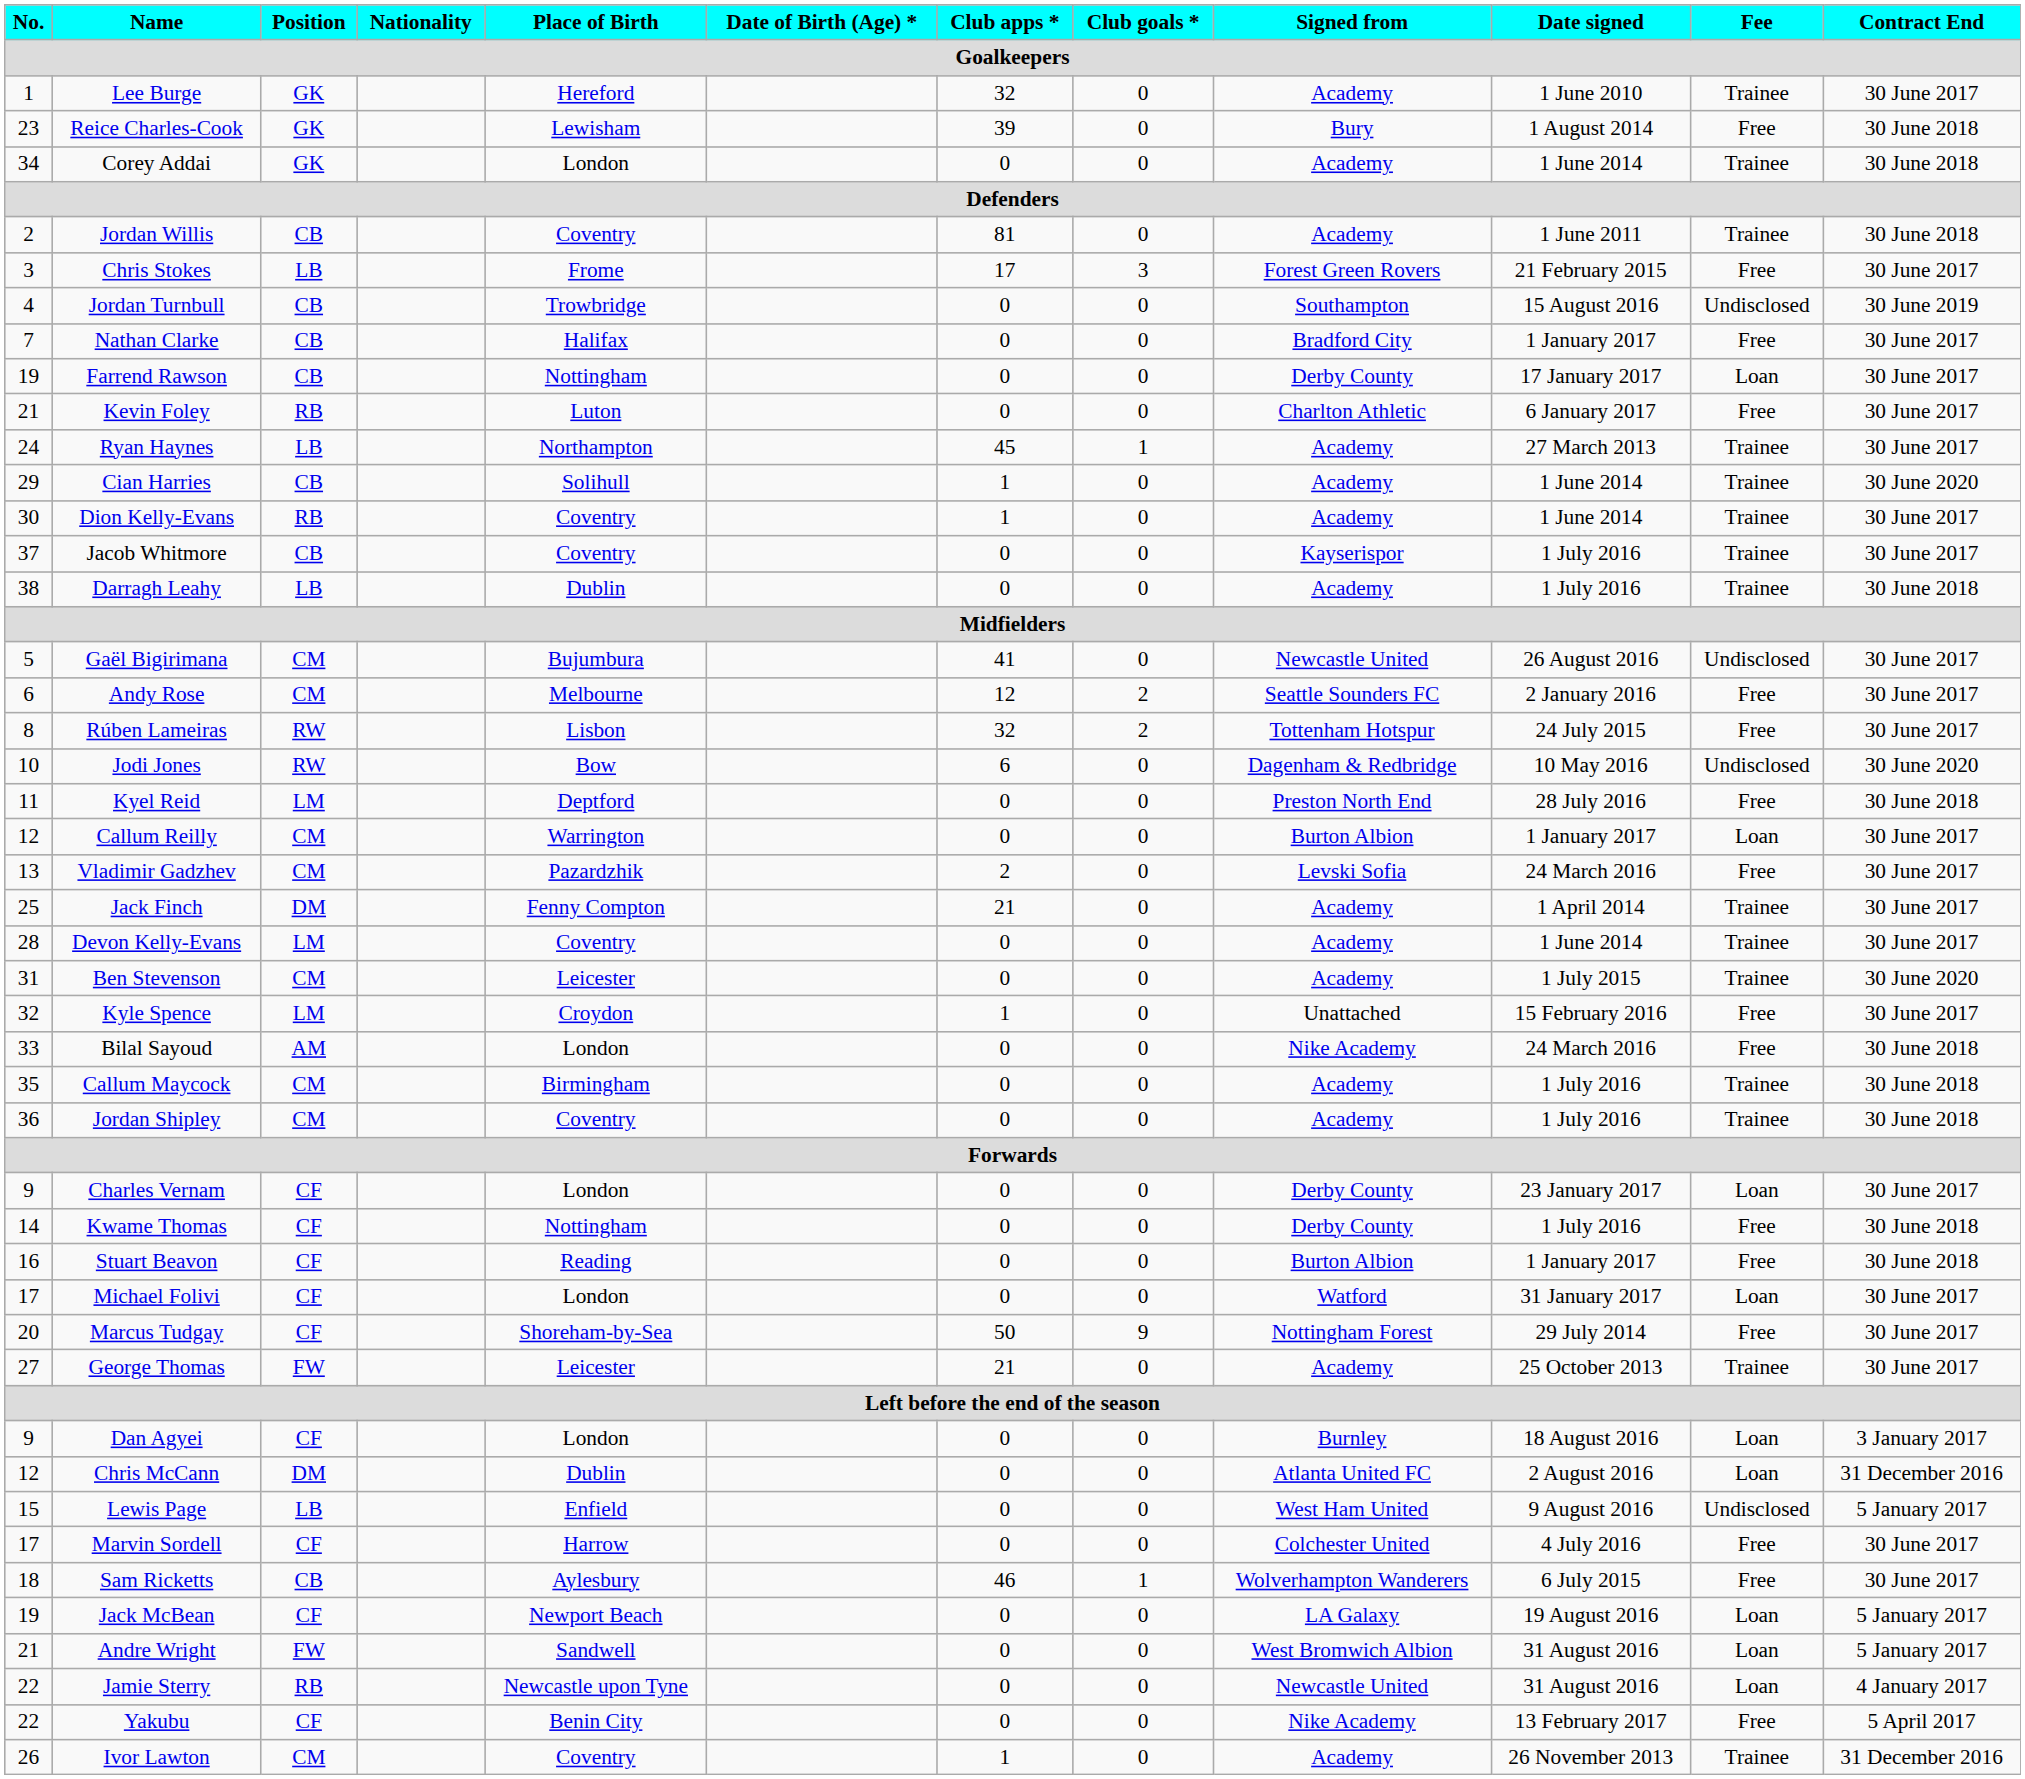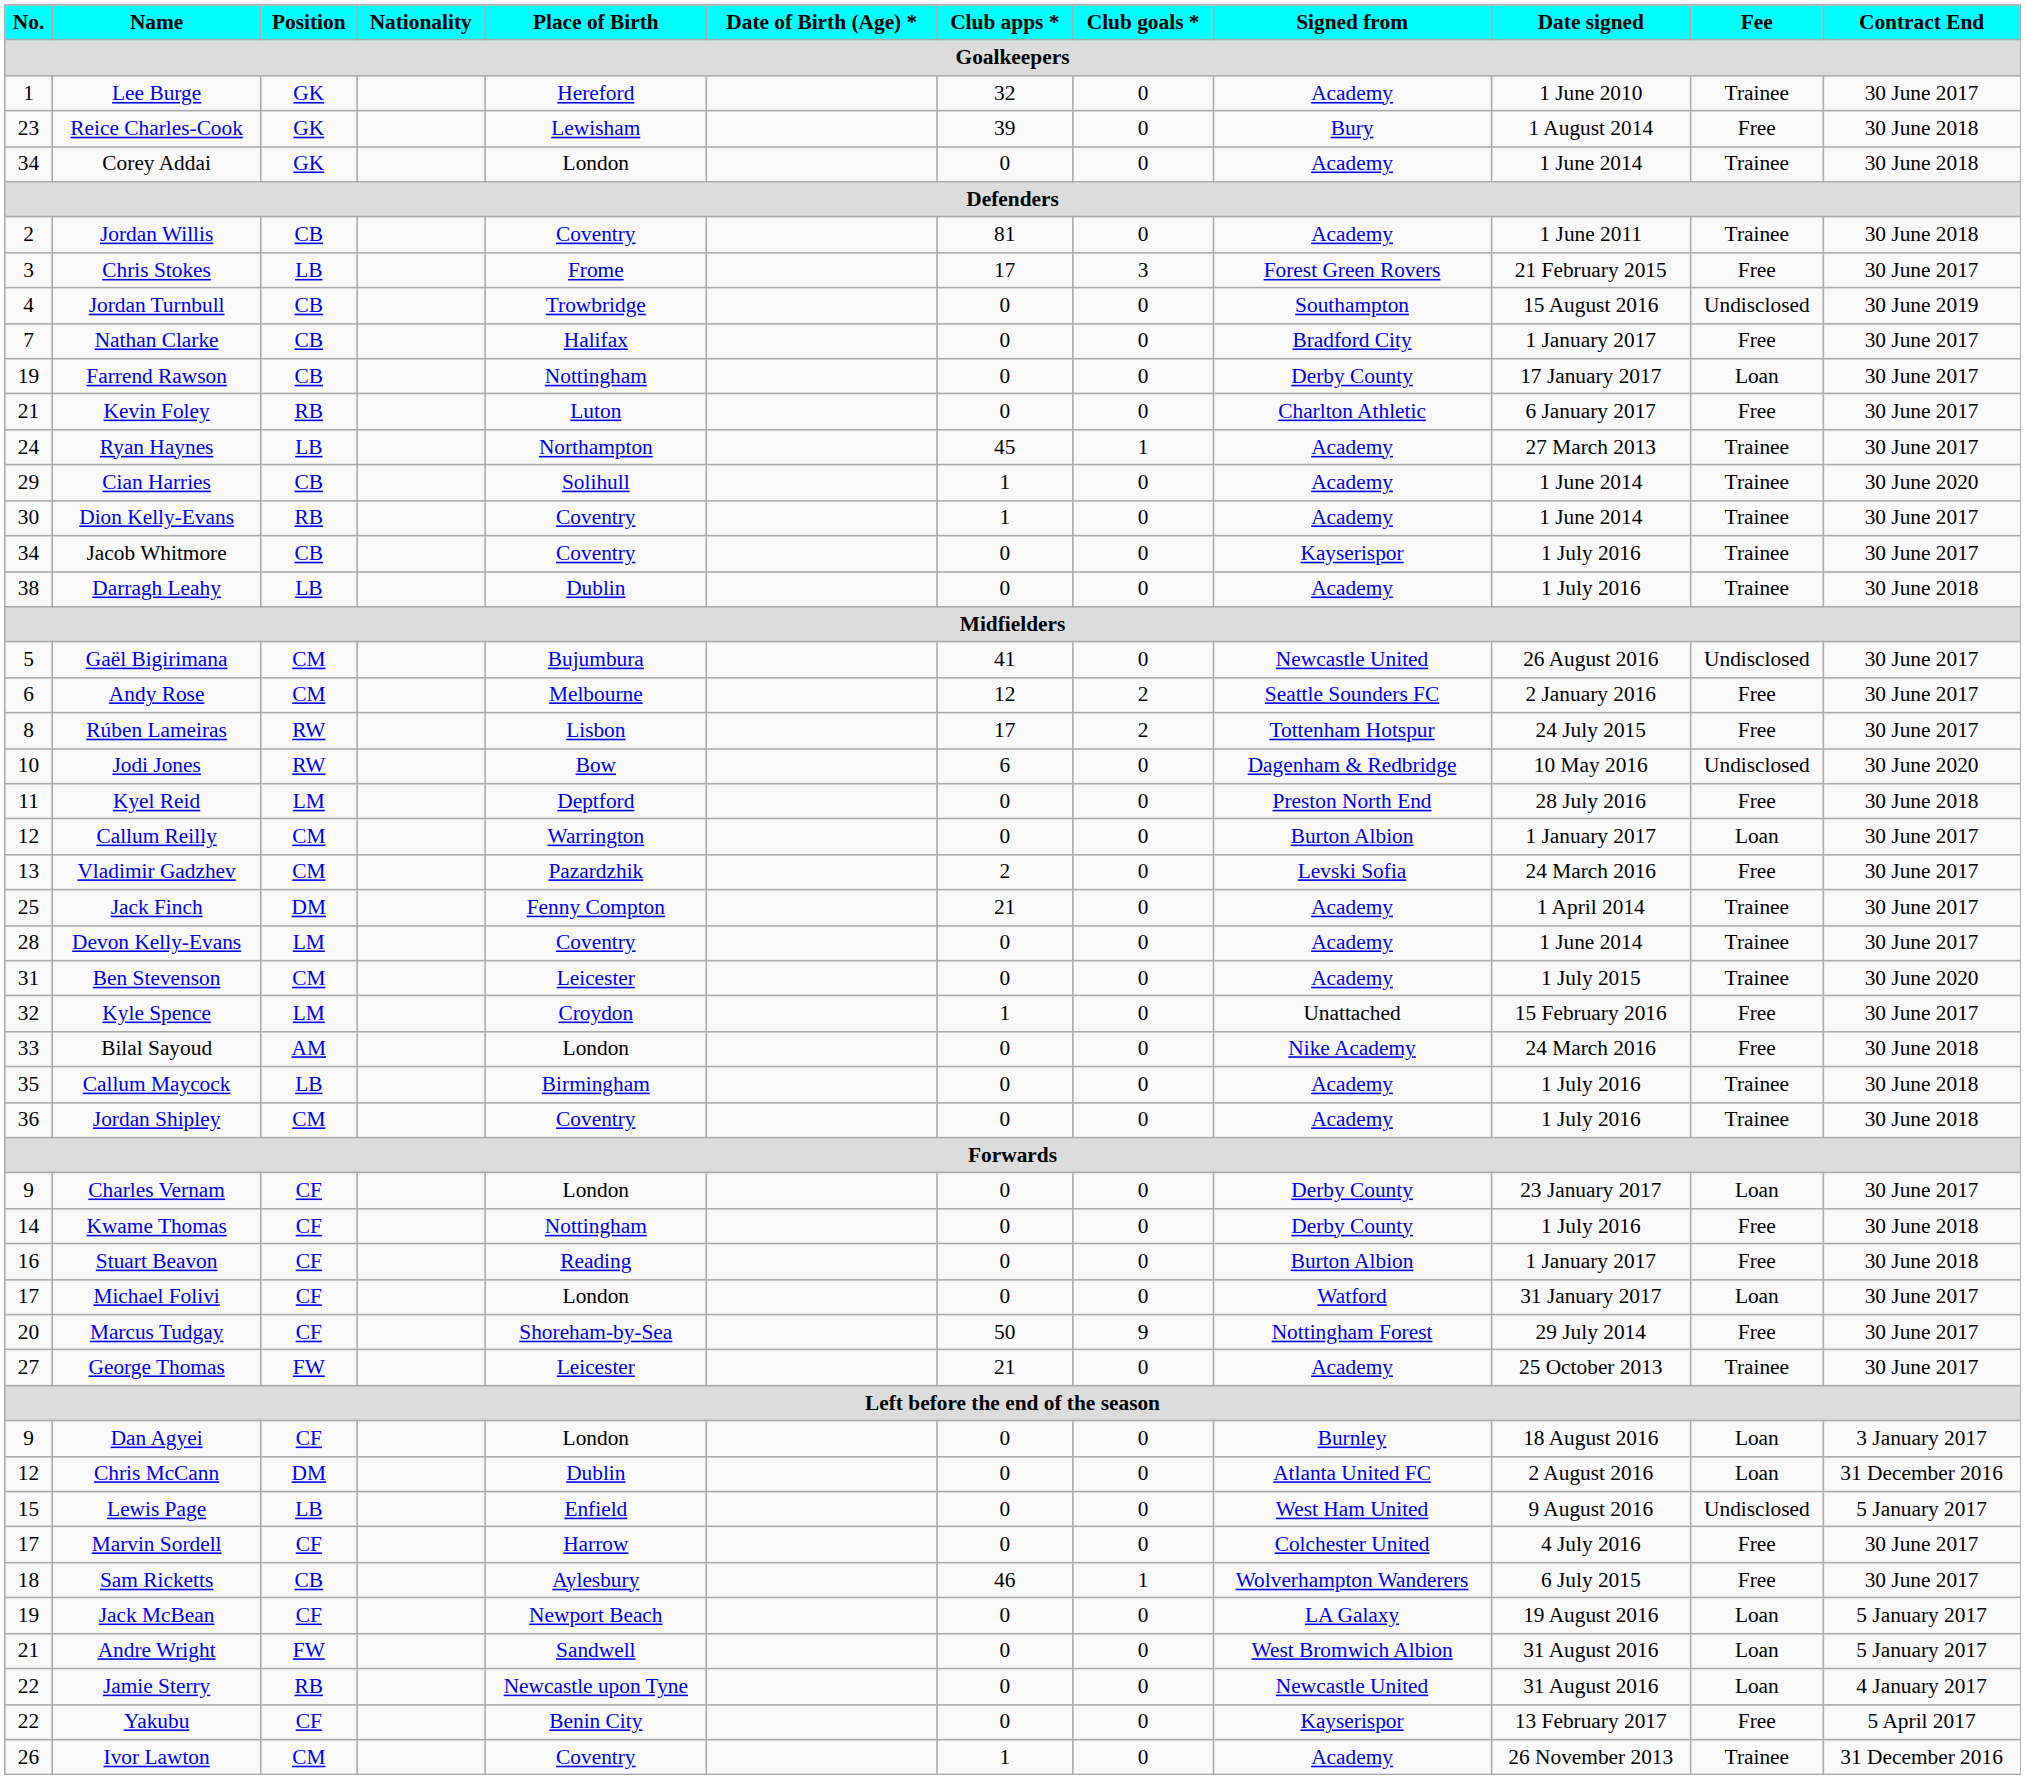(29, 552) 37 -> (29, 552) 34
(1005, 729) 32 -> (1005, 729) 17
(309, 1083) CM -> (309, 1083) LB
(1352, 1721) Nike Academy -> (1352, 1721) Kayserispor
